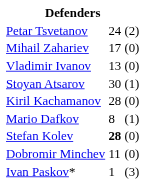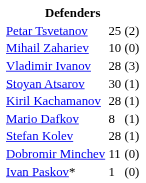(115, 30) 24 -> (115, 30) 25
(115, 48) 17 -> (115, 48) 10
(115, 66) 13 -> (115, 66) 28
(132, 66) (0) -> (132, 66) (3)
(132, 101) (0) -> (132, 101) (1)
(115, 136) bold -> (115, 136) normal
(132, 136) (0) -> (132, 136) (1)
(132, 171) (3) -> (132, 171) (0)
